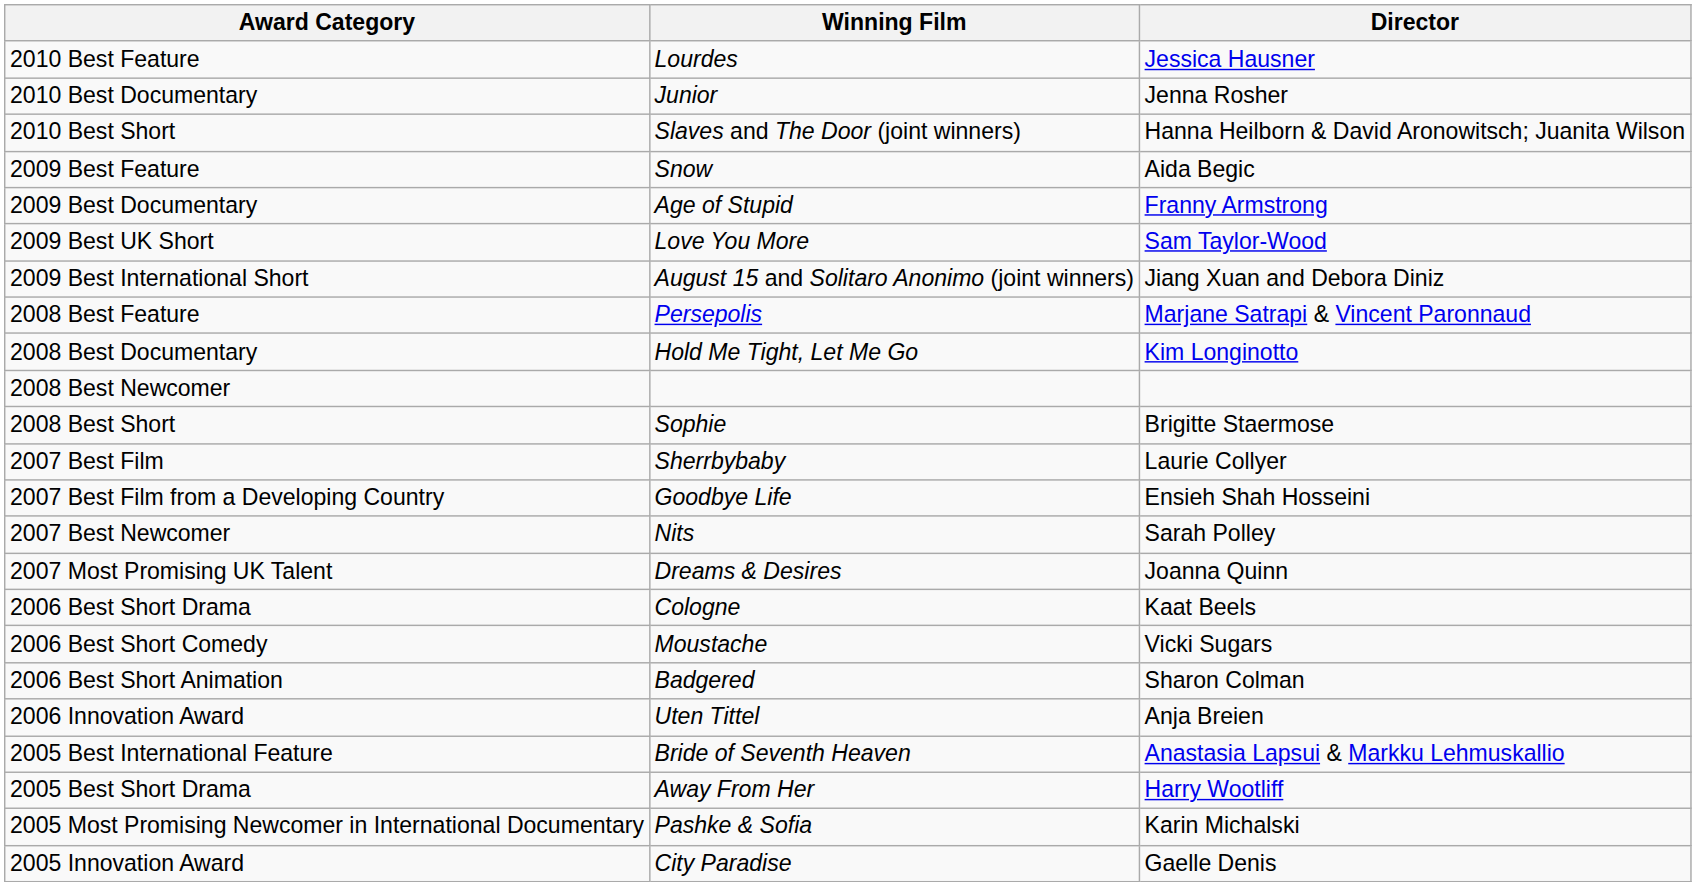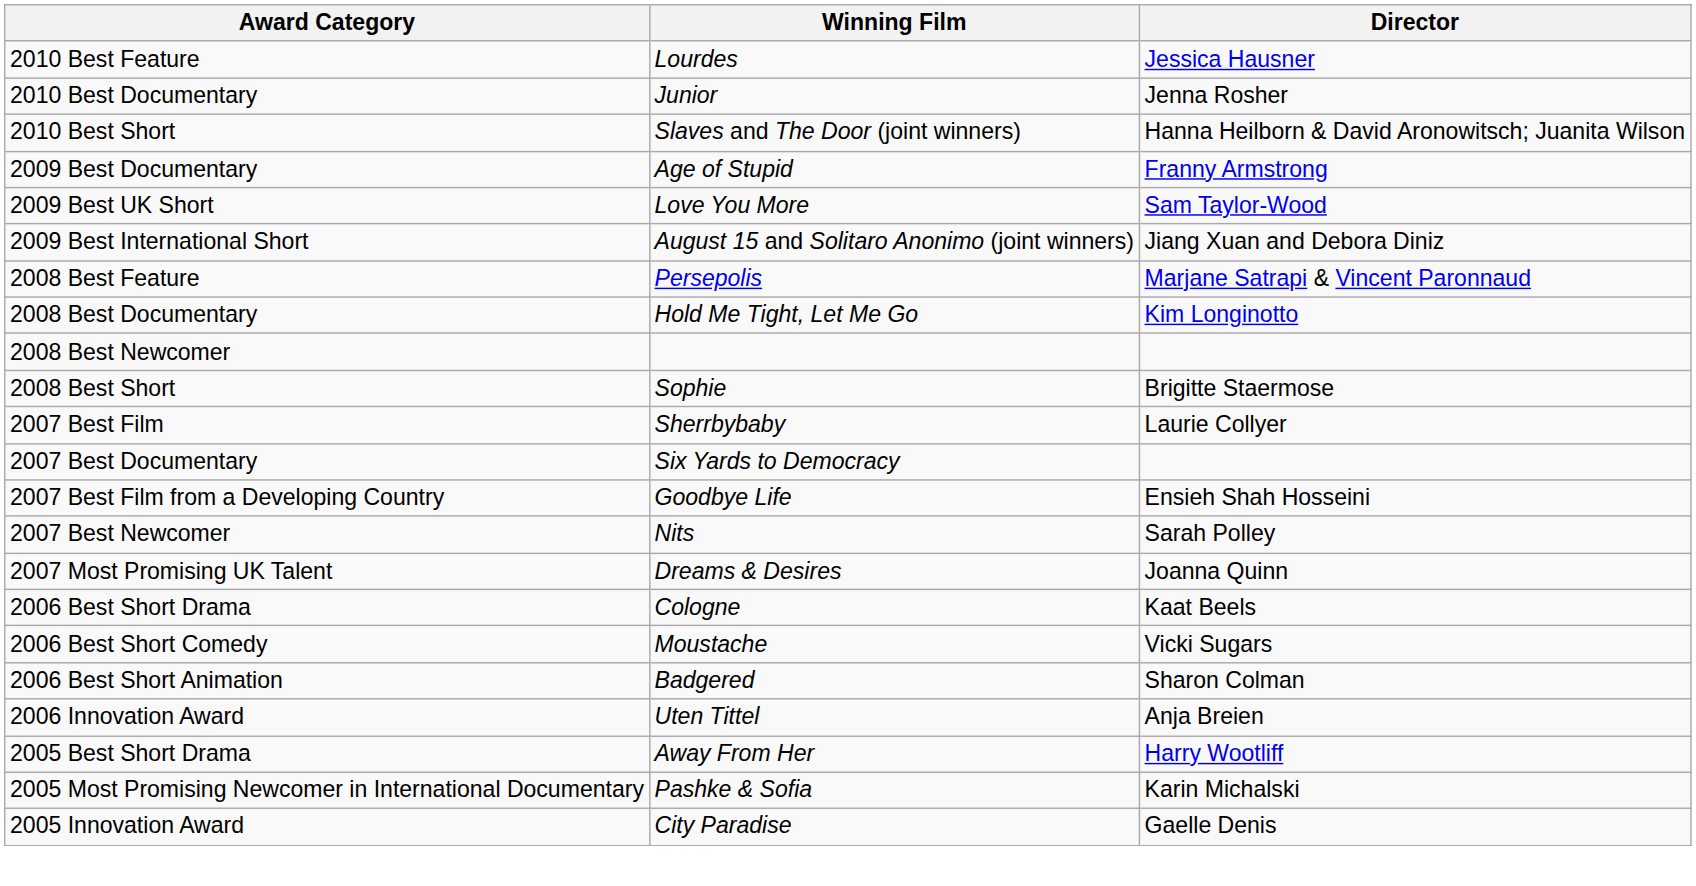- row: (105, 168)
+ row: (134, 461)
- row: (171, 753)
